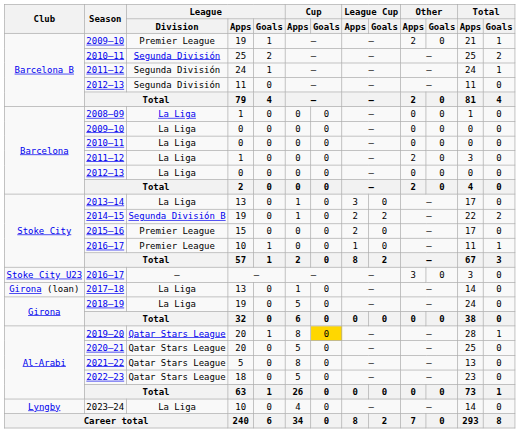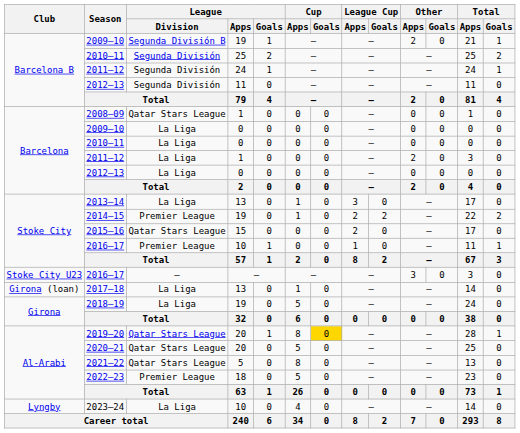(177, 41) Premier League -> (177, 41) Segunda División B
(177, 114) La Liga -> (177, 114) Qatar Stars League
(177, 216) Segunda División B -> (177, 216) Premier League
(177, 231) Premier League -> (177, 231) Qatar Stars League
(177, 377) Qatar Stars League -> (177, 377) Premier League
